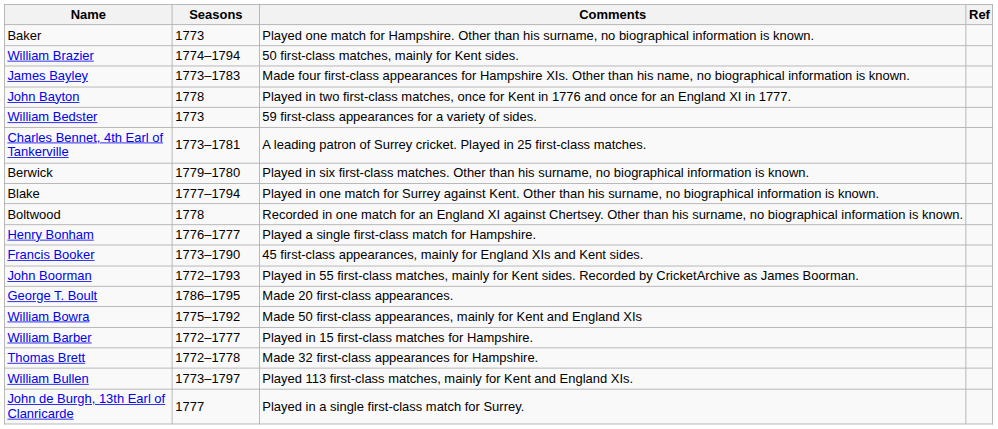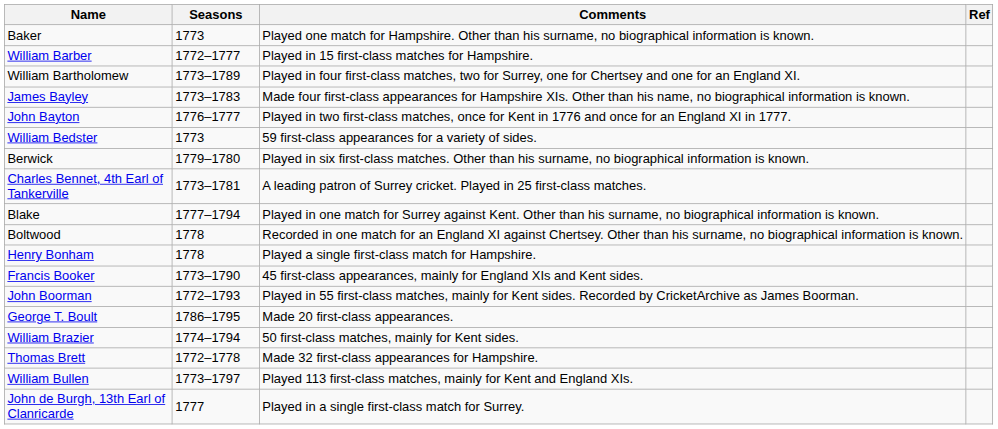rows swapped: (50, 337) <-> (51, 55)
+ row: (68, 76)
(190, 96) 1778 -> (208, 117) 1776–1777
rows swapped: (85, 145) <-> (30, 173)
(208, 234) 1776–1777 -> (190, 255) 1778
- row: (48, 317)
